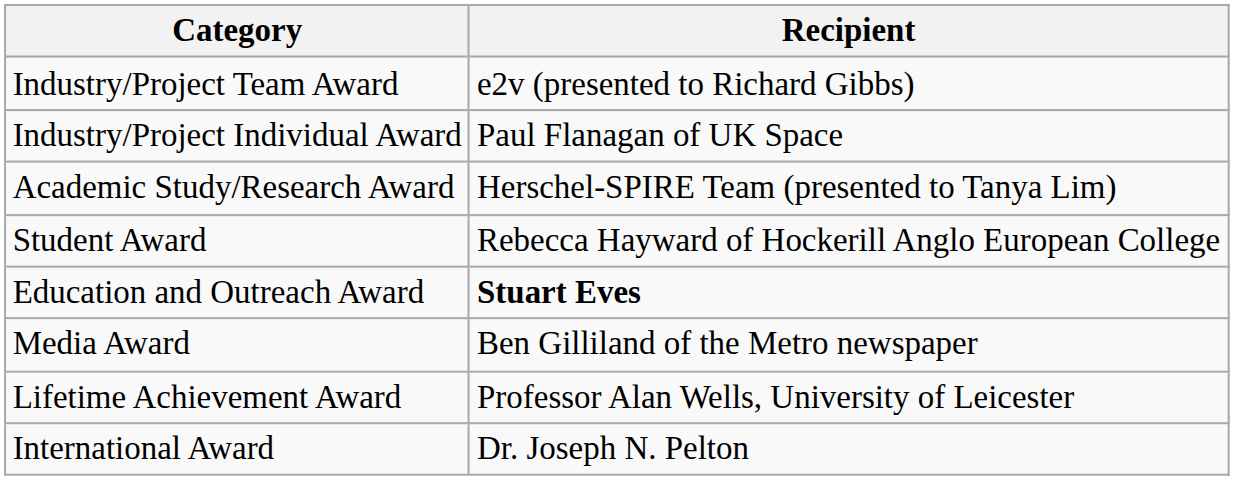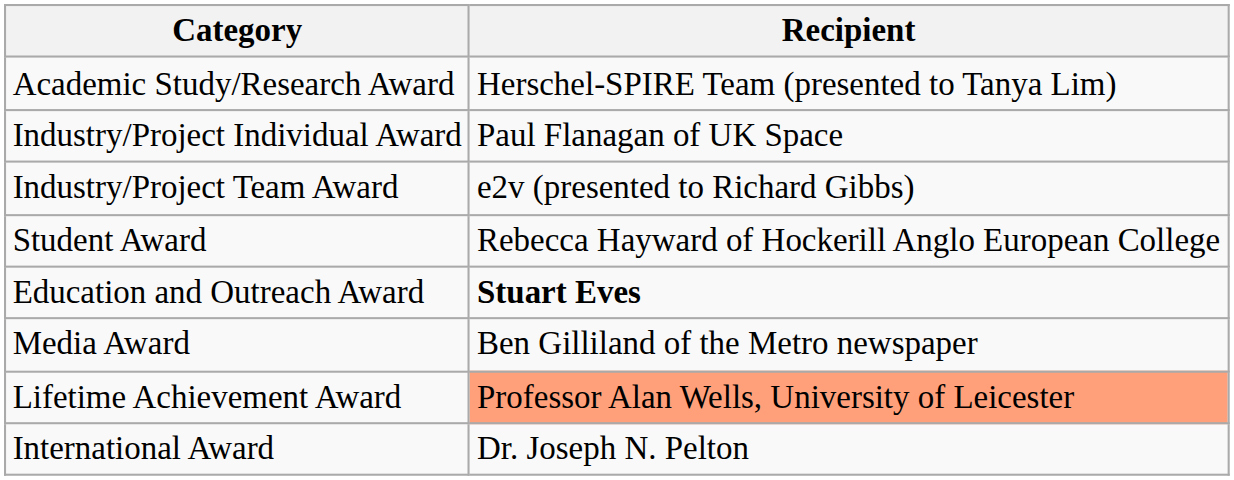rows swapped: (206, 82) <-> (234, 187)
(776, 396) no background -> (776, 396) lightsalmon background
